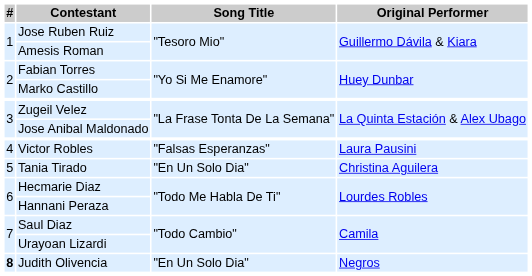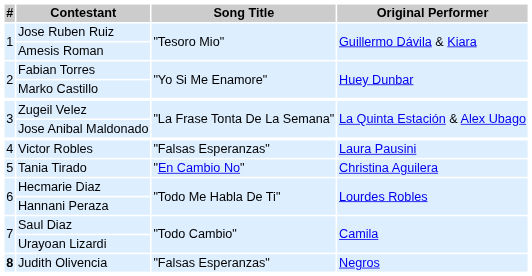(201, 168) "En Un Solo Dia" -> (199, 168) "En Cambio No"
(201, 263) "En Un Solo Dia" -> (212, 263) "Falsas Esperanzas"
